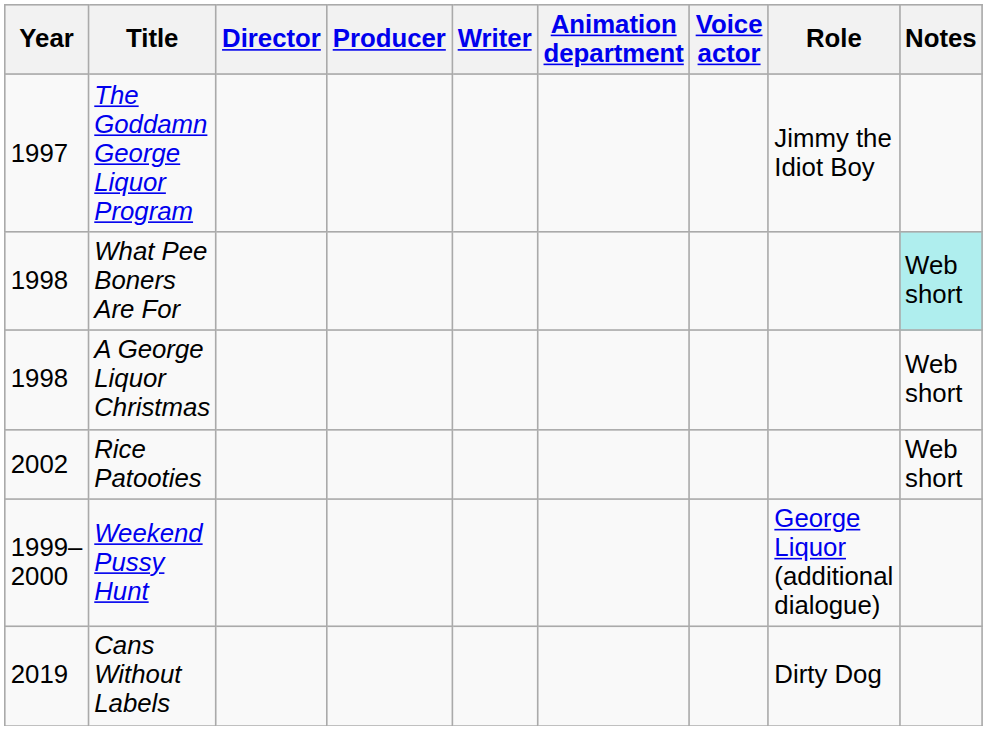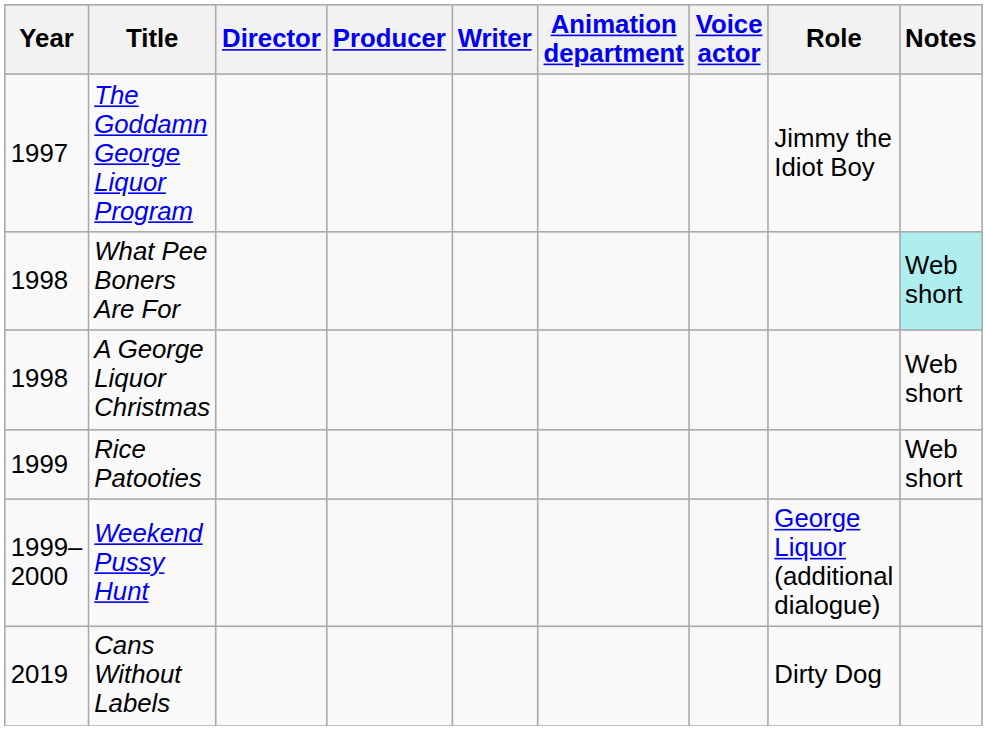(39, 463) 2002 -> (39, 463) 1999
